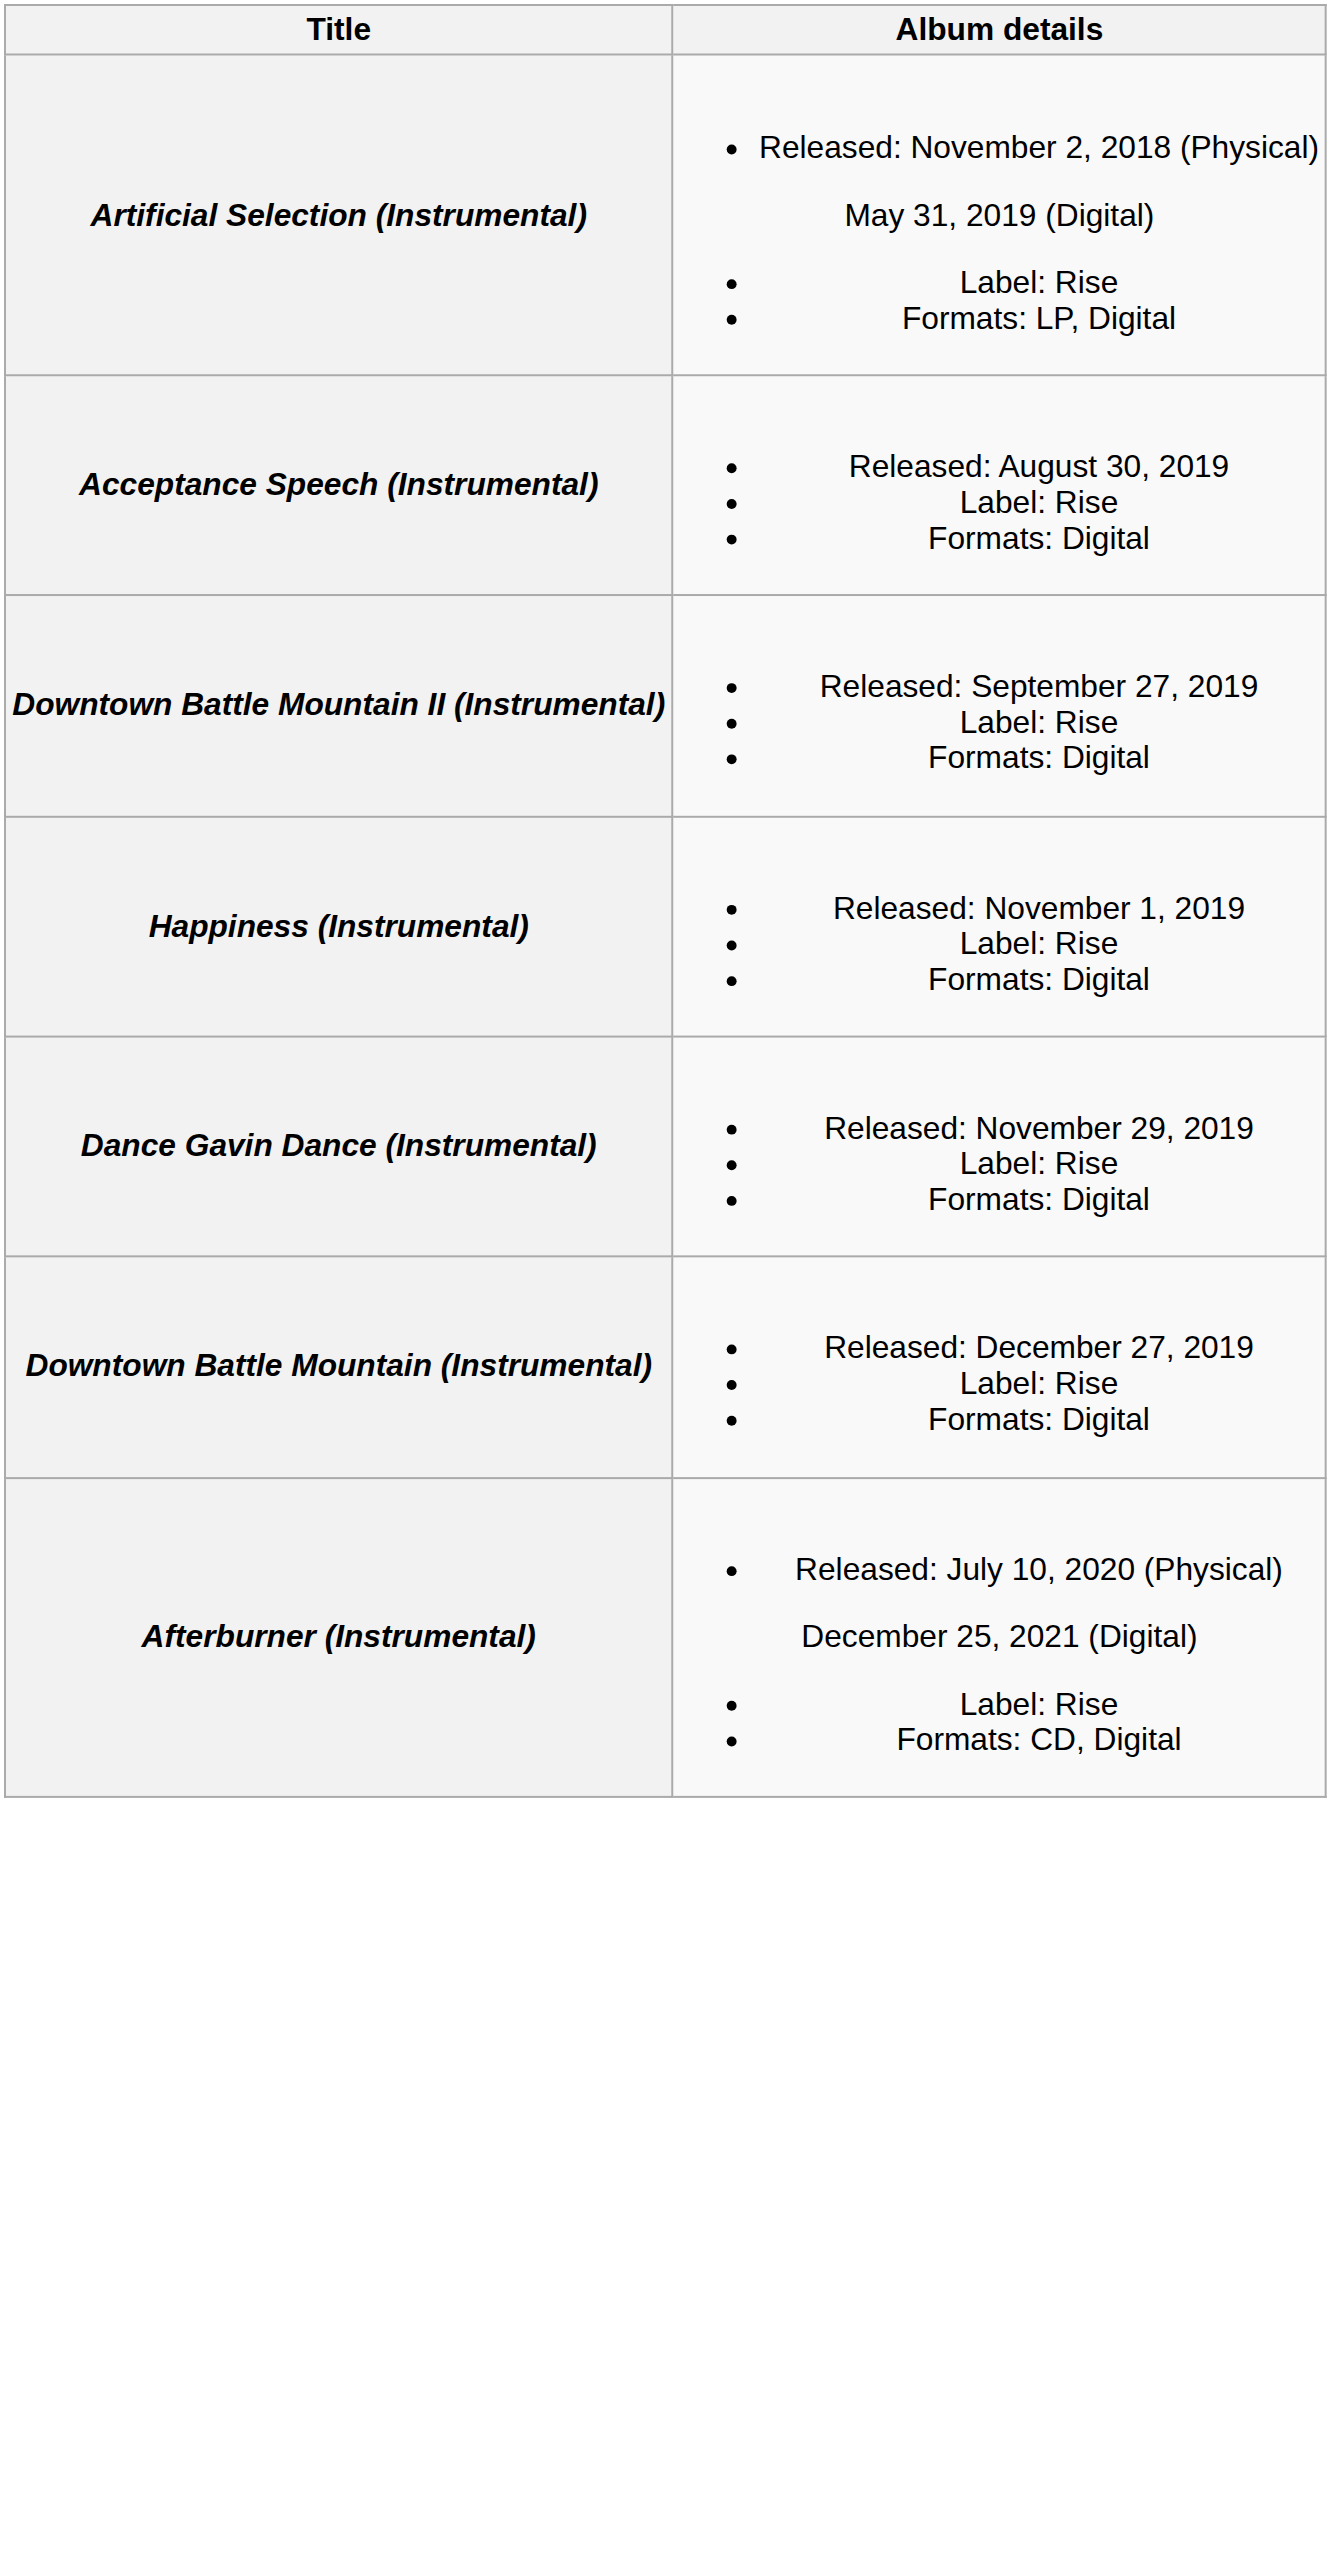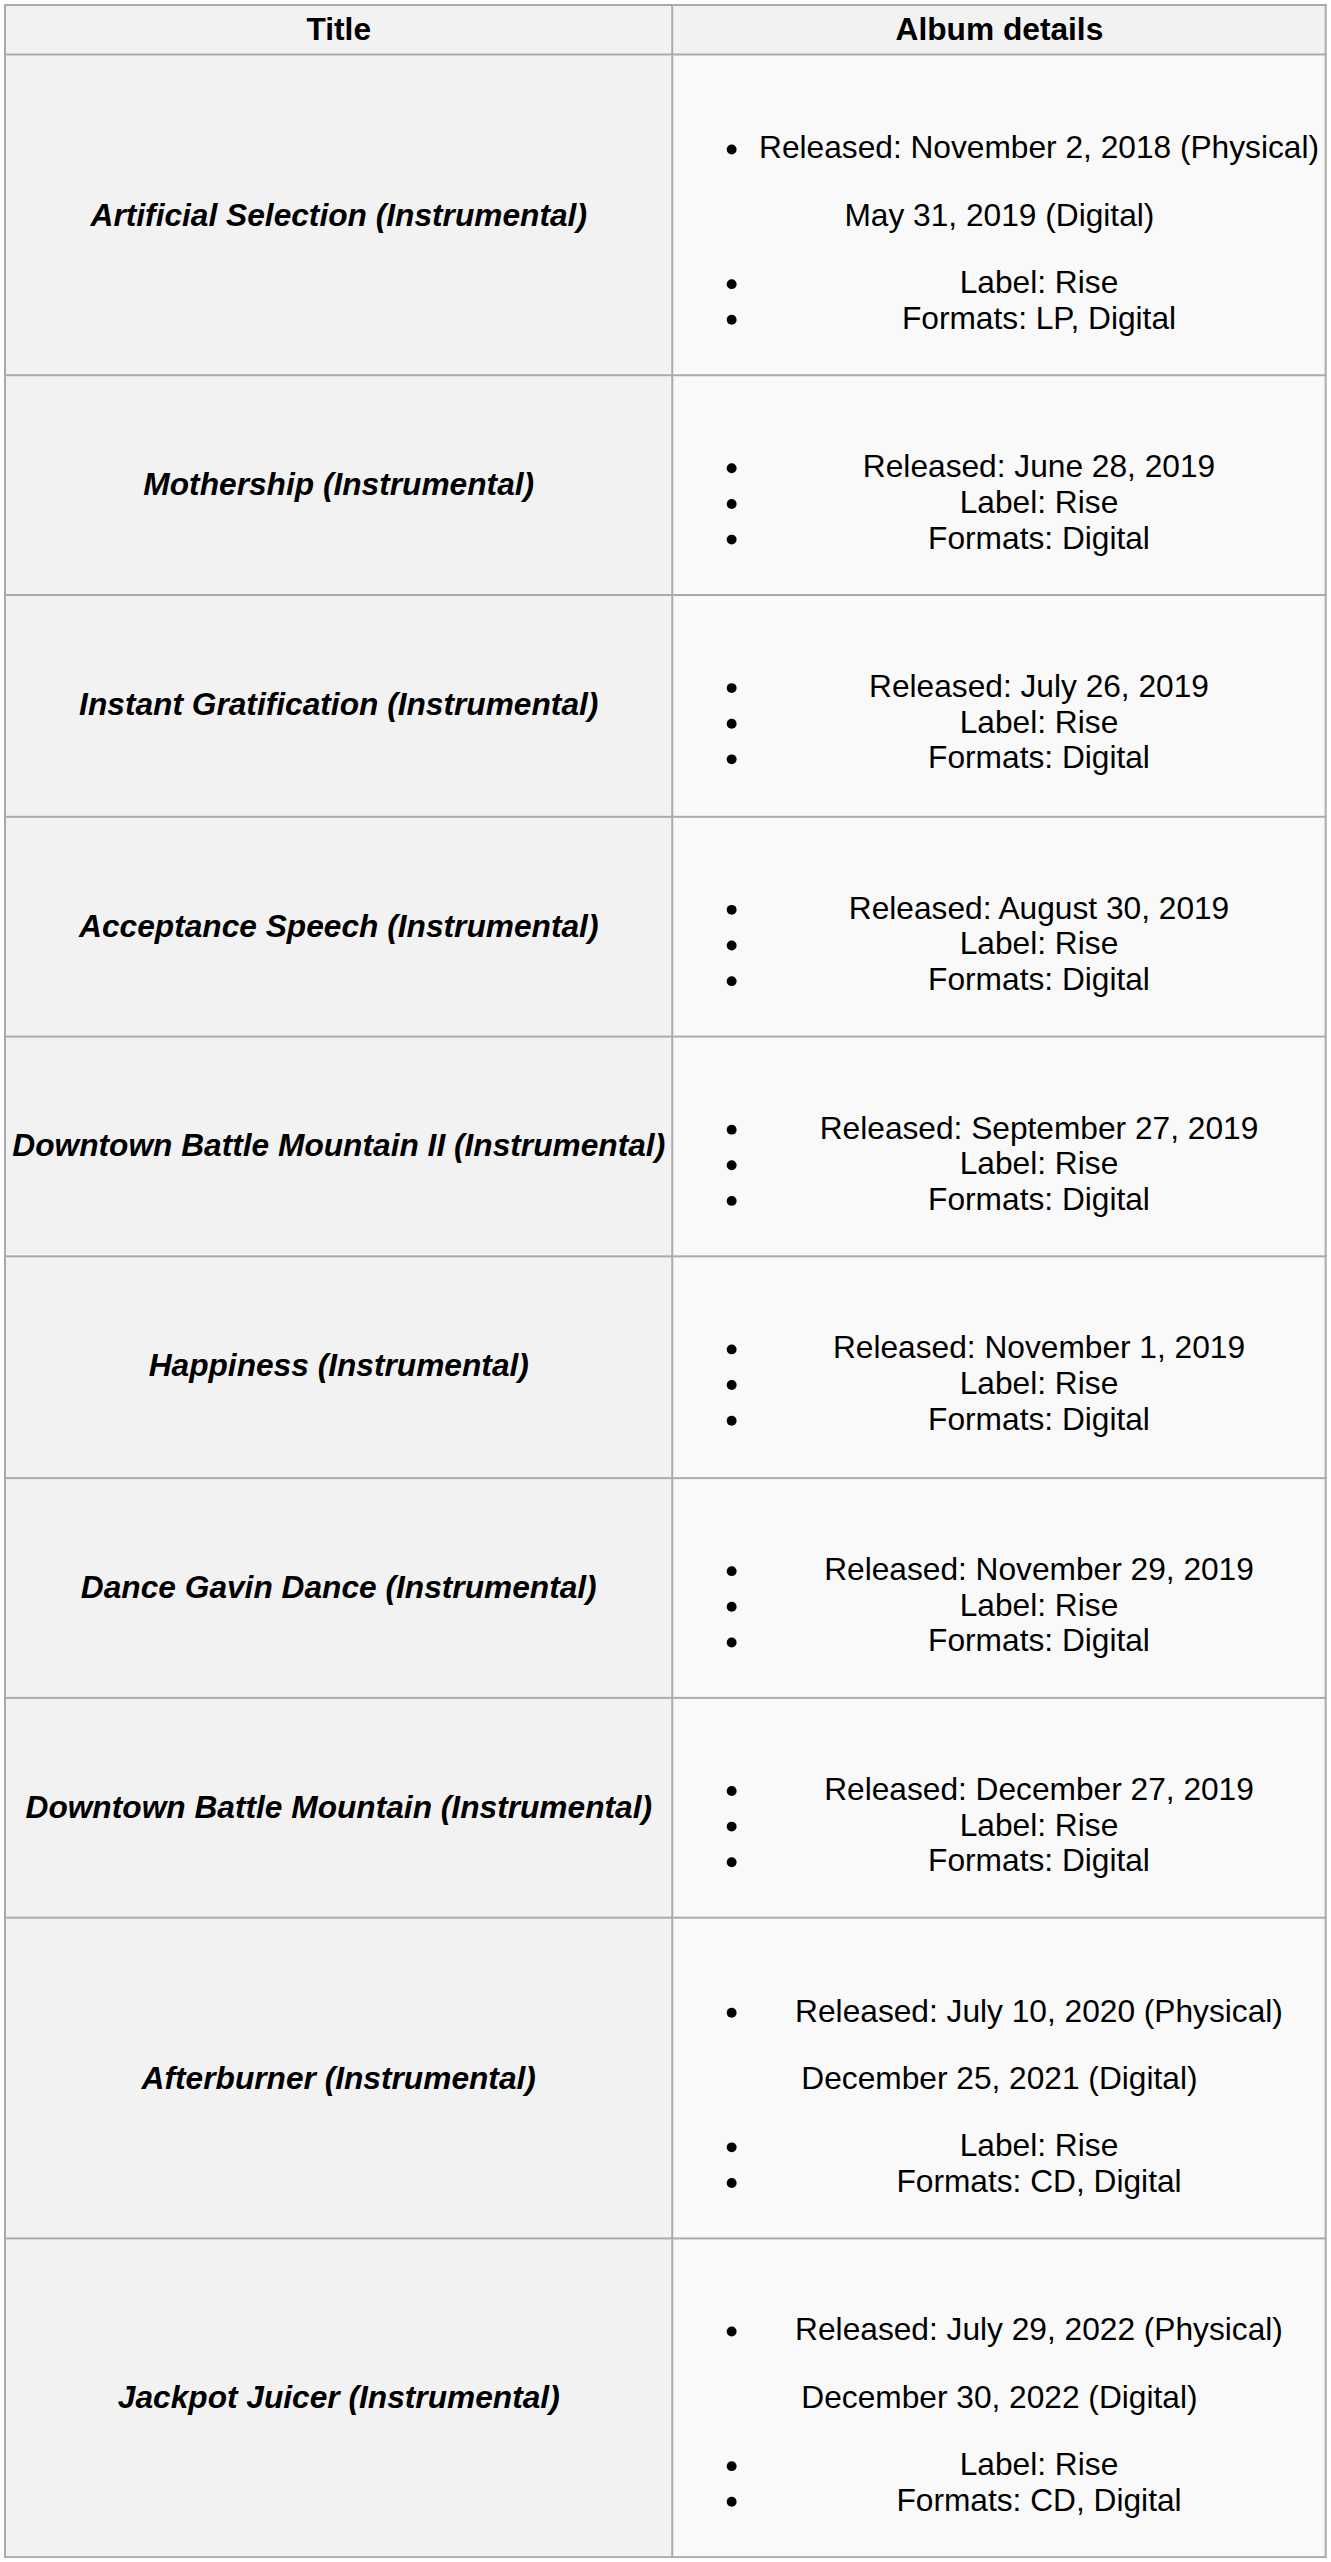+ row: (339, 484)
+ row: (339, 705)
+ row: (339, 2397)
